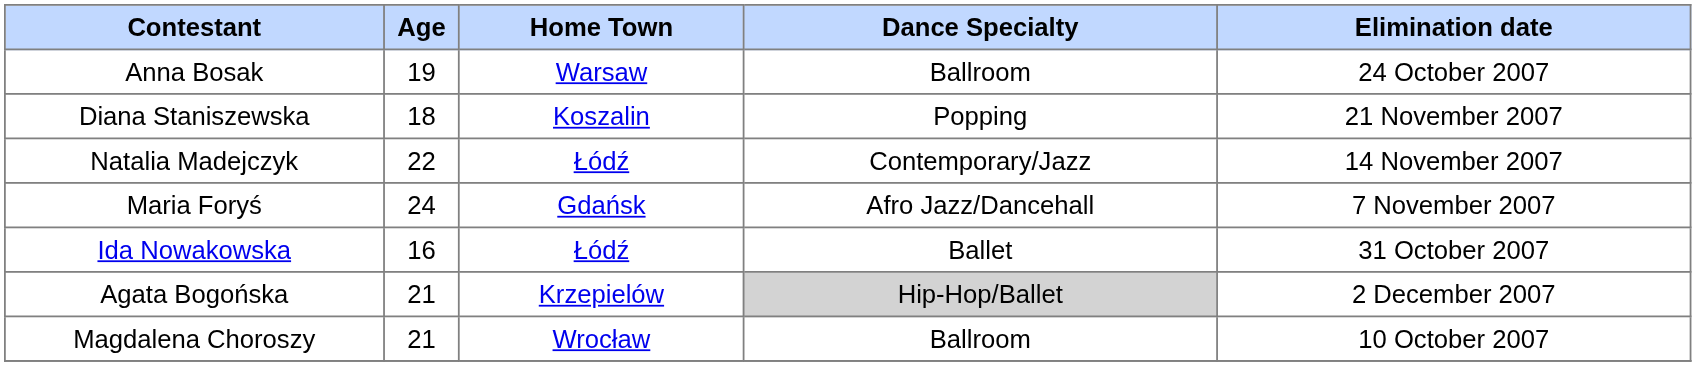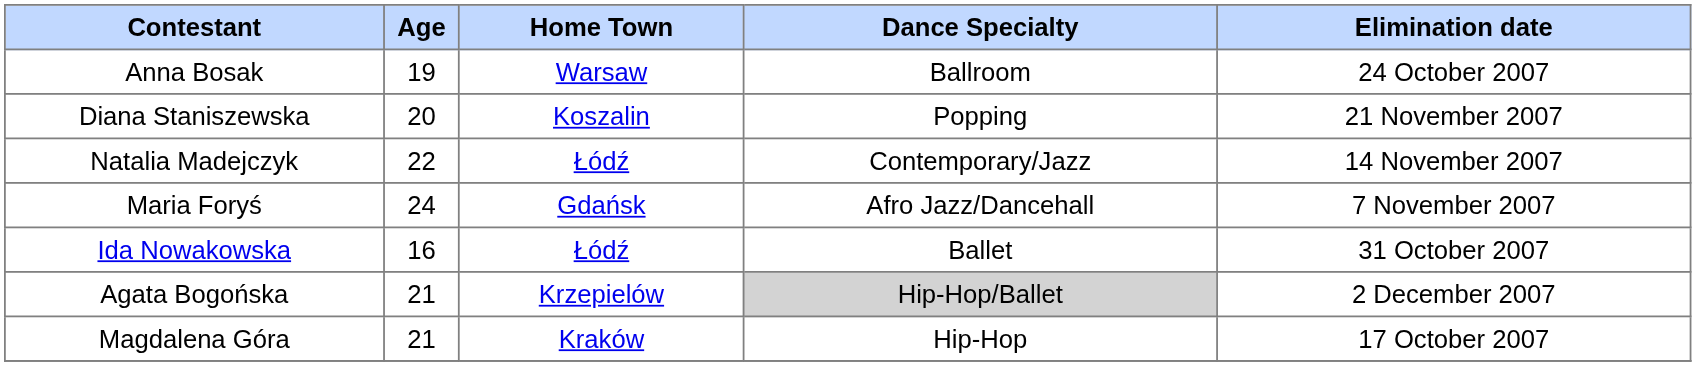(422, 116) 18 -> (422, 116) 20
+ row: (194, 339)
- row: (194, 339)
